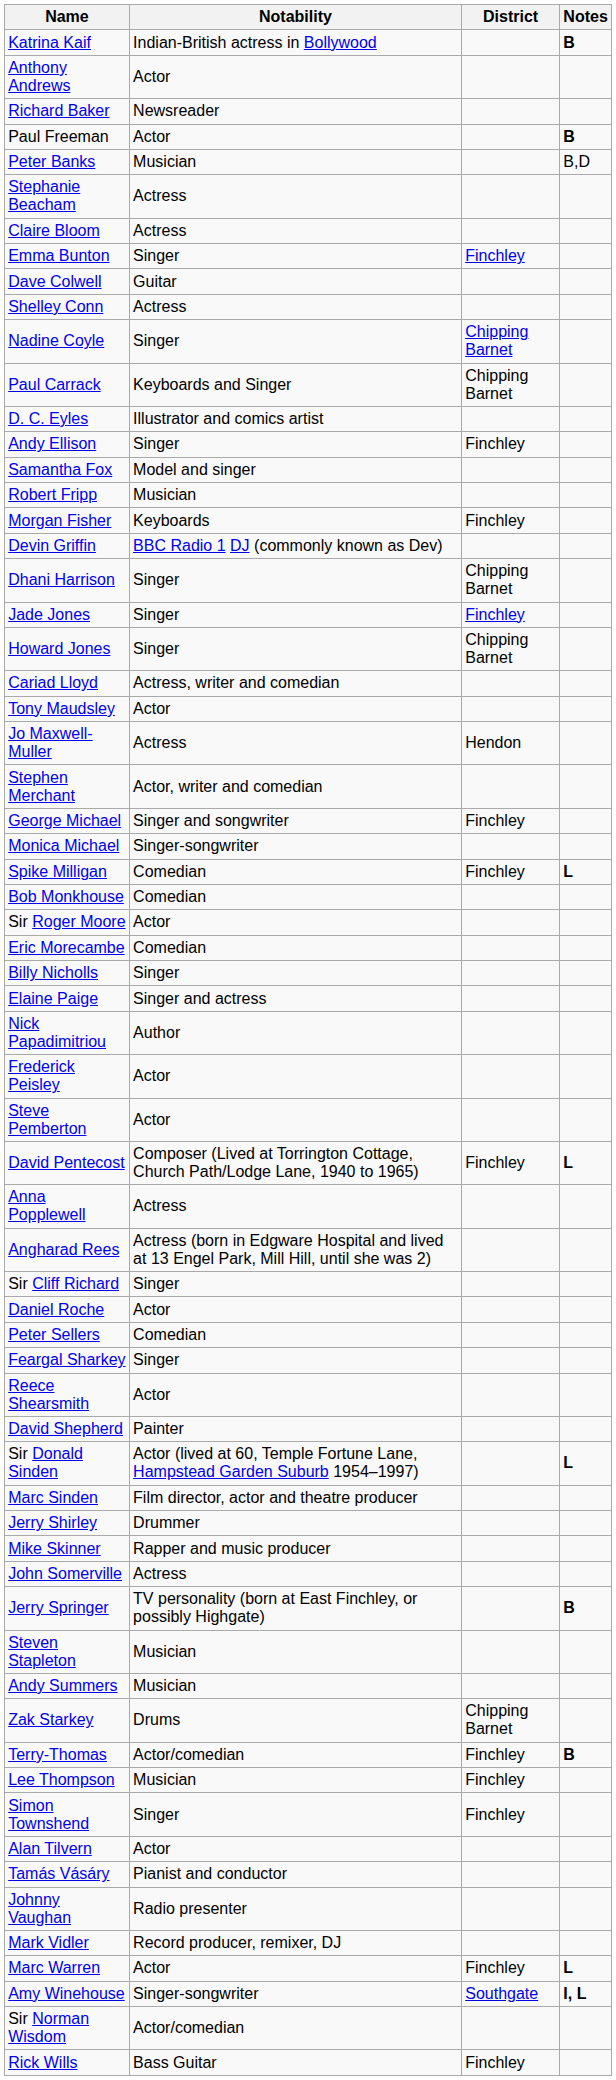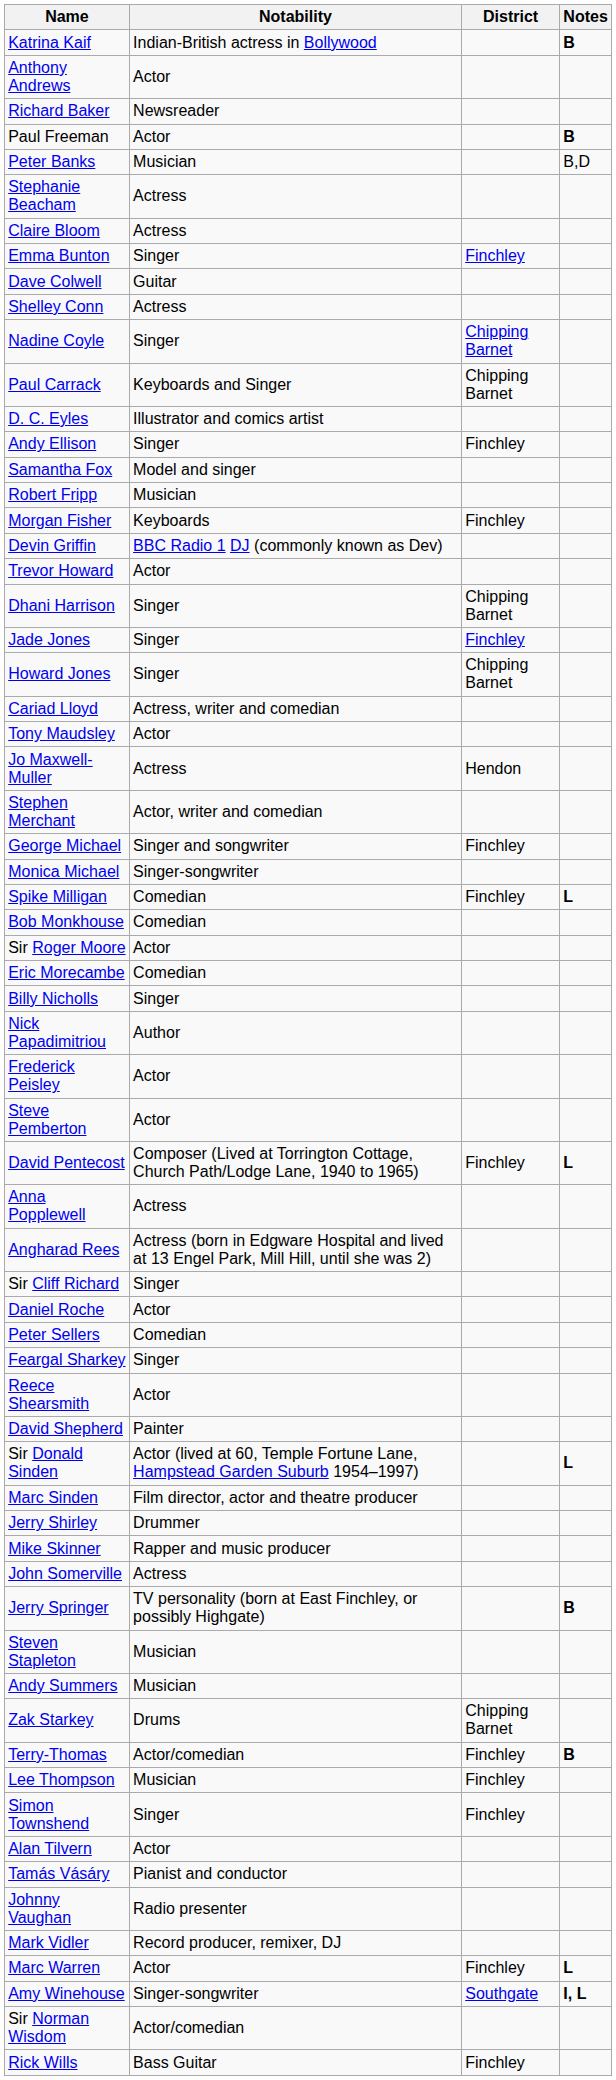+ row: (61, 571)
- row: (53, 998)
